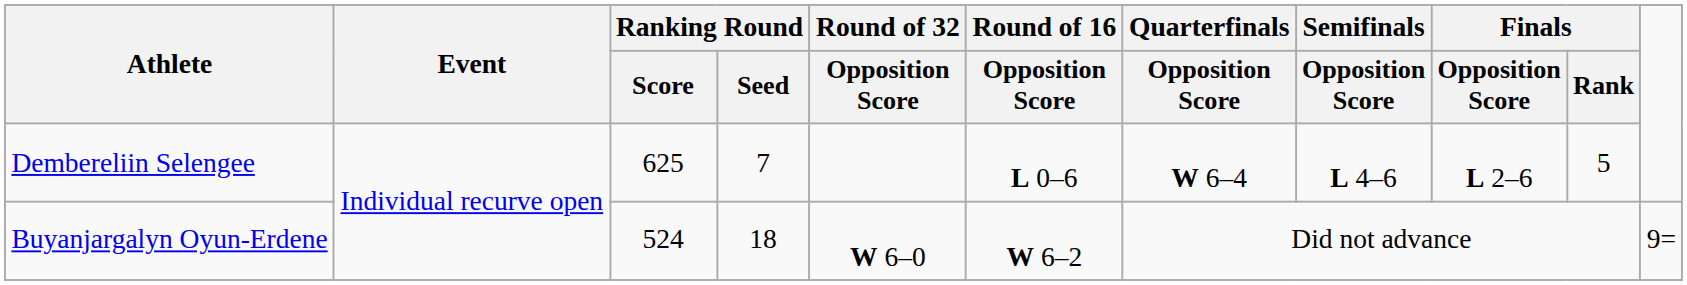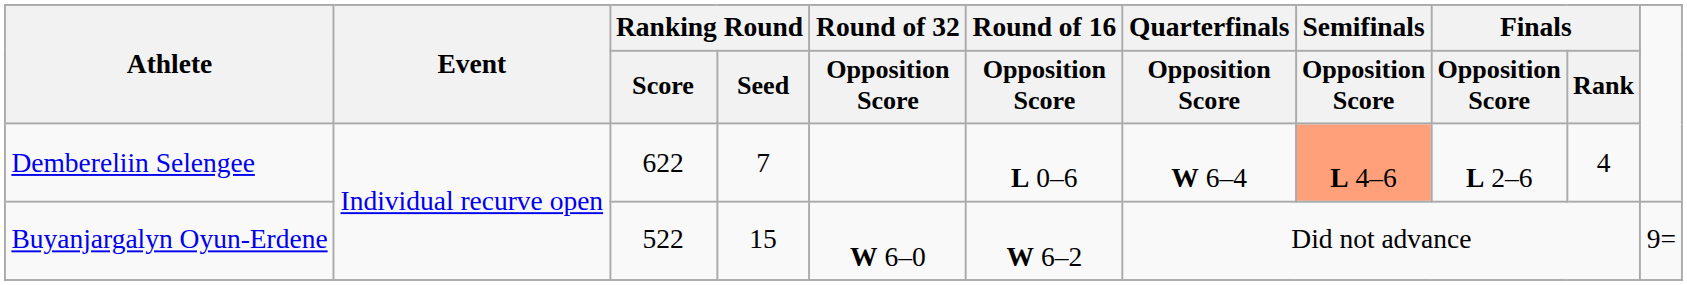(663, 162) 625 -> (663, 162) 622
(1364, 178) no background -> (1364, 178) lightsalmon background
(1604, 162) 5 -> (1604, 162) 4
(663, 240) 524 -> (663, 240) 522
(763, 240) 18 -> (763, 240) 15
